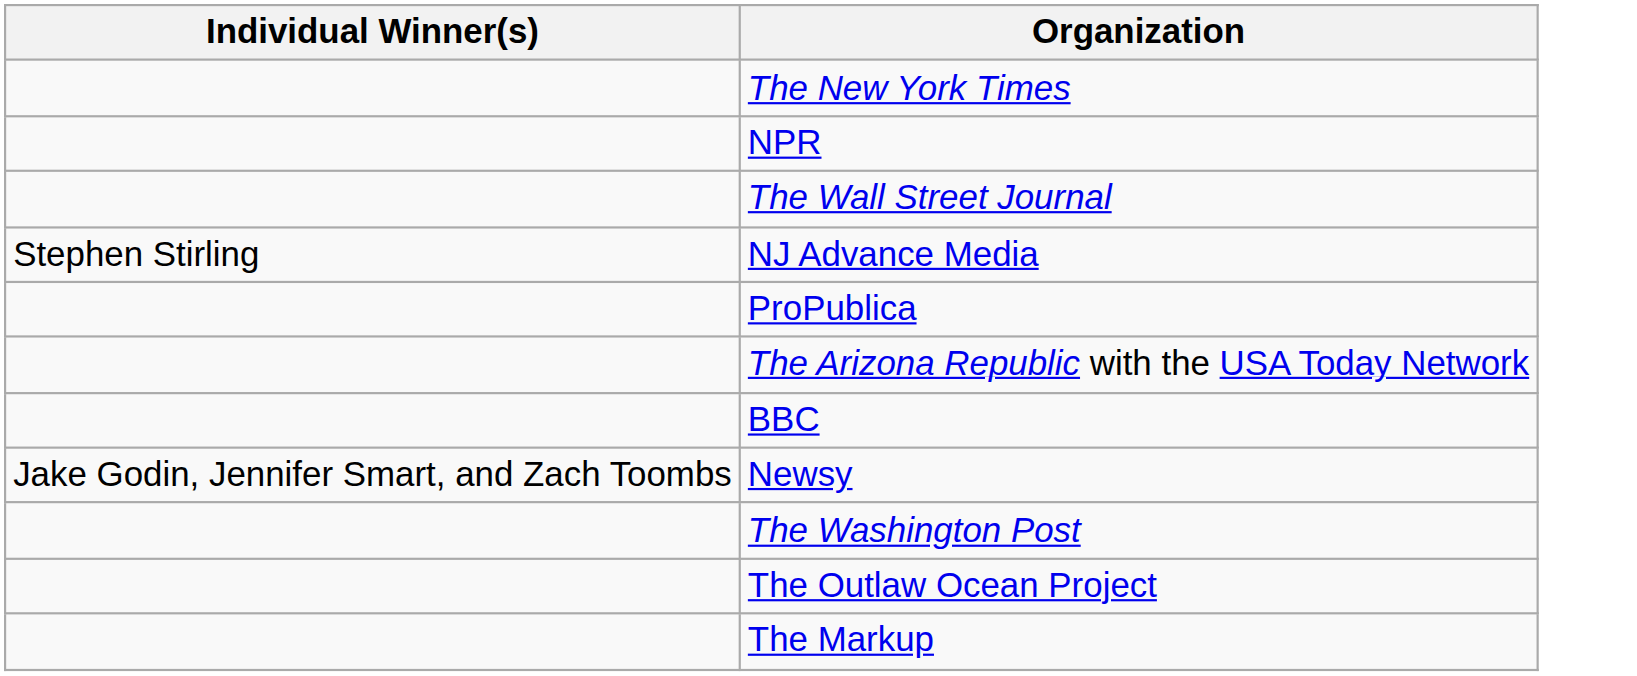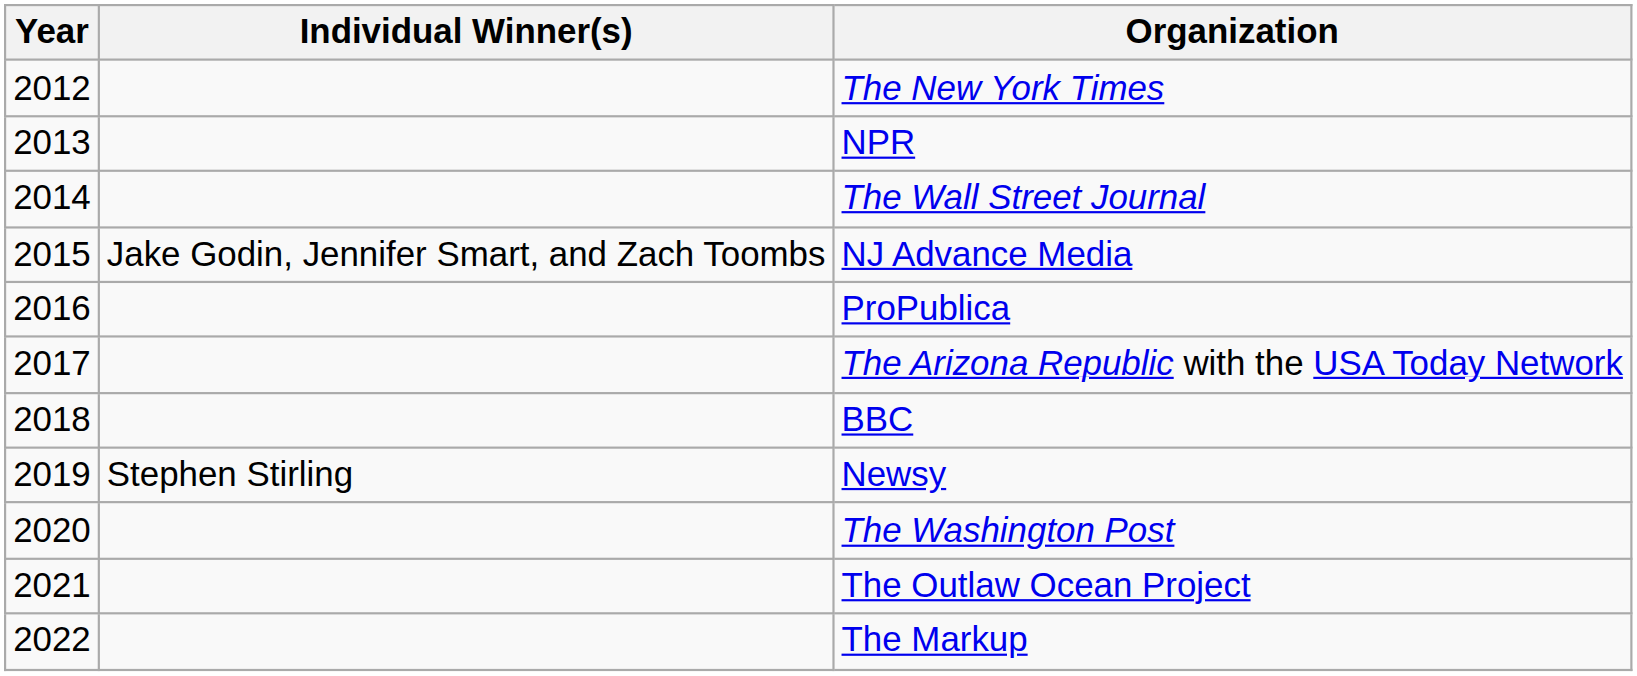+ column: (52, 32)
(136, 253) Stephen Stirling -> (466, 253) Jake Godin, Jennifer Smart, and Zach Toombs
(372, 474) Jake Godin, Jennifer Smart, and Zach Toombs -> (230, 474) Stephen Stirling
